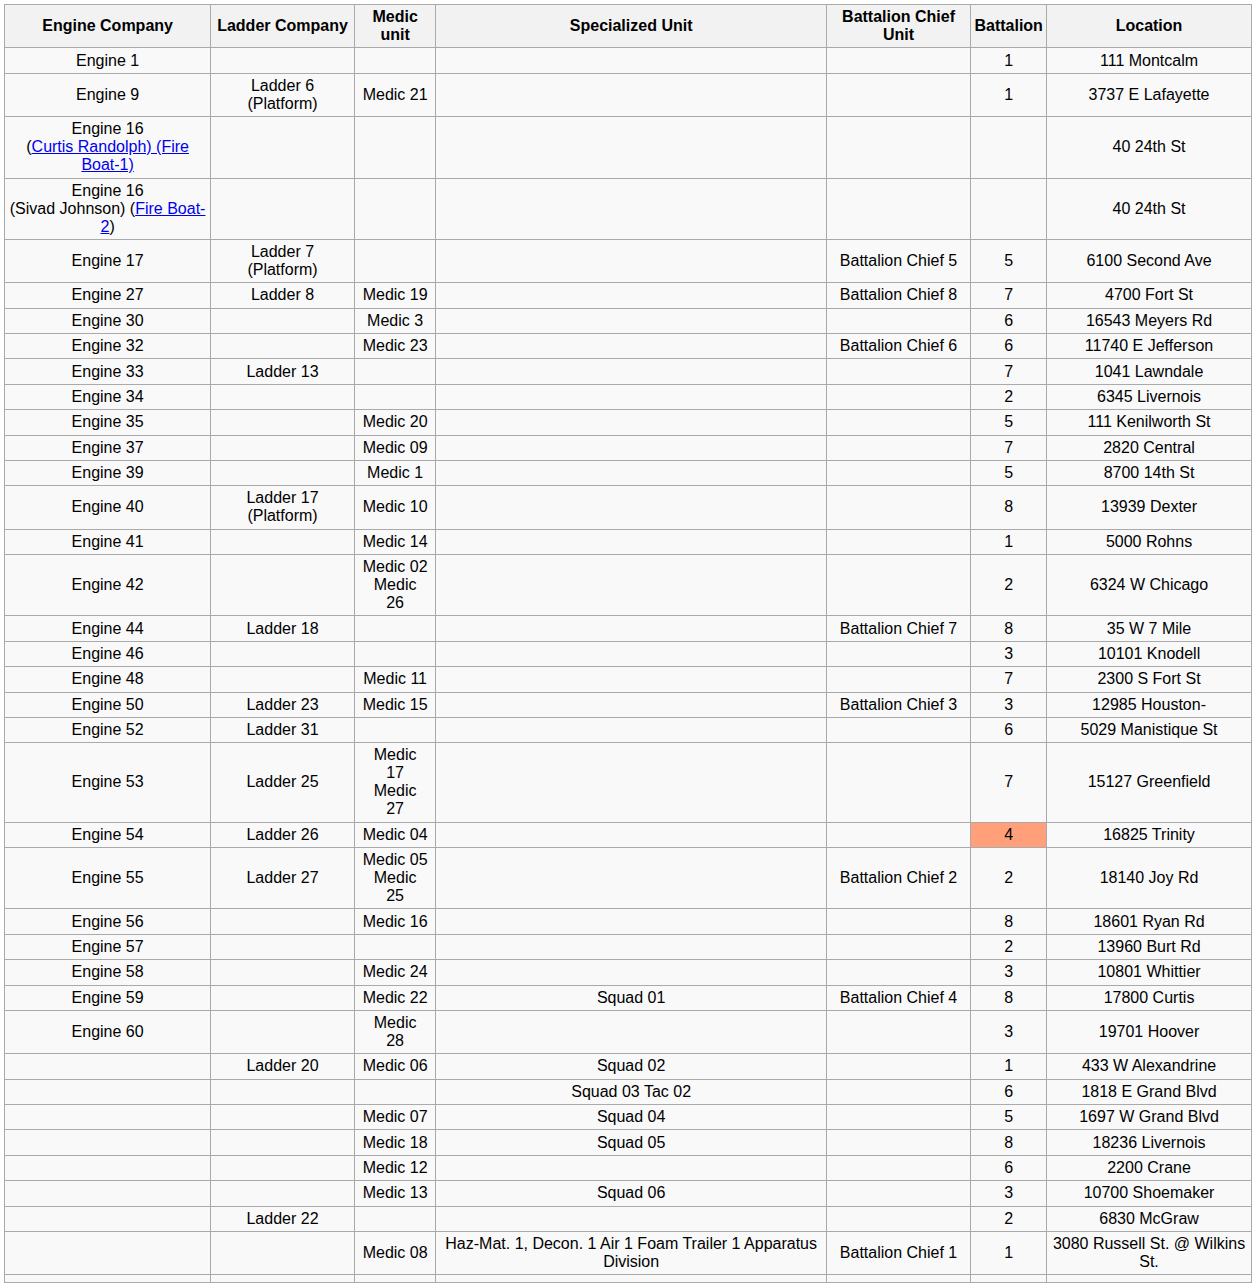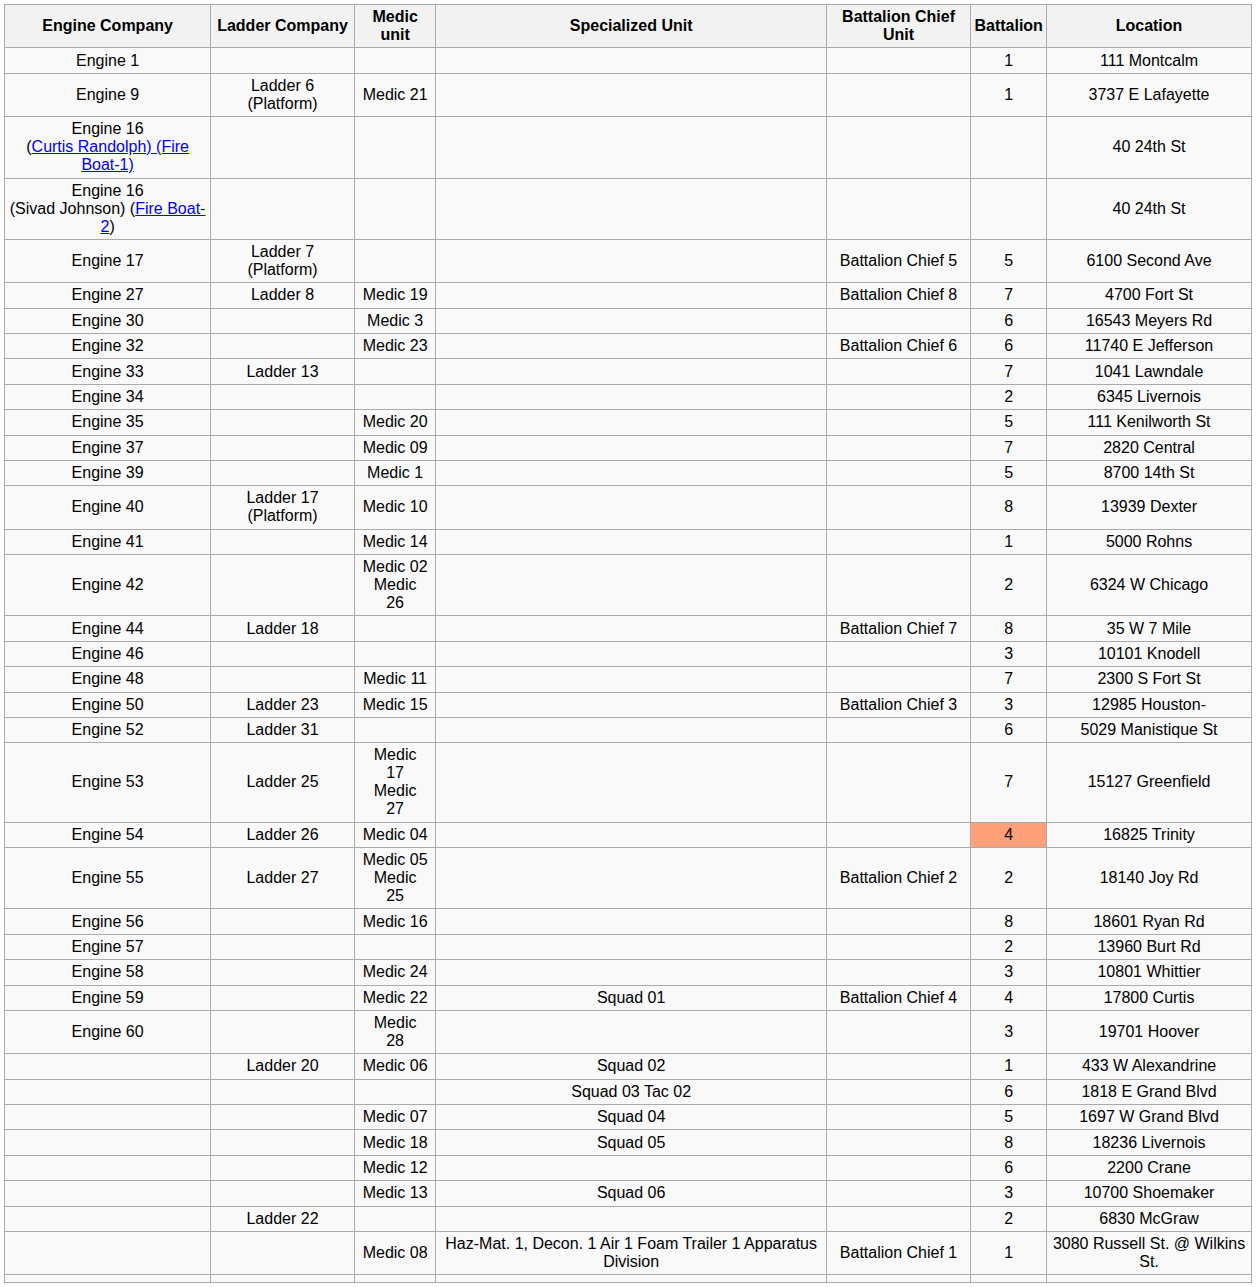(1009, 997) 8 -> (1009, 997) 4
